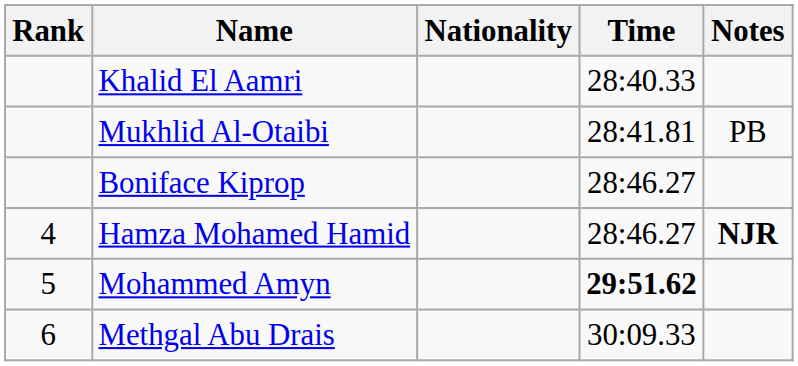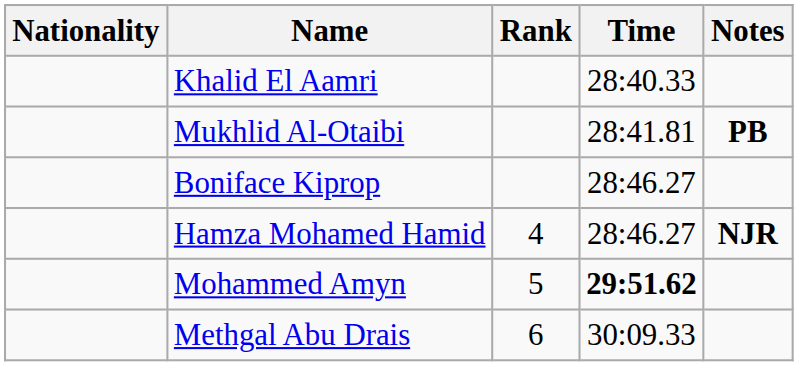columns swapped: (48, 30) <-> (498, 30)
(748, 131) normal -> (748, 131) bold
